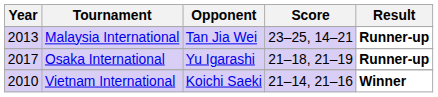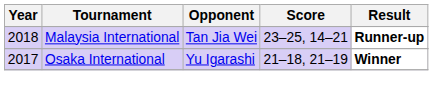(23, 38) 2013 -> (23, 38) 2018
(394, 59) Runner-up -> (378, 59) Winner
- row: (110, 81)
